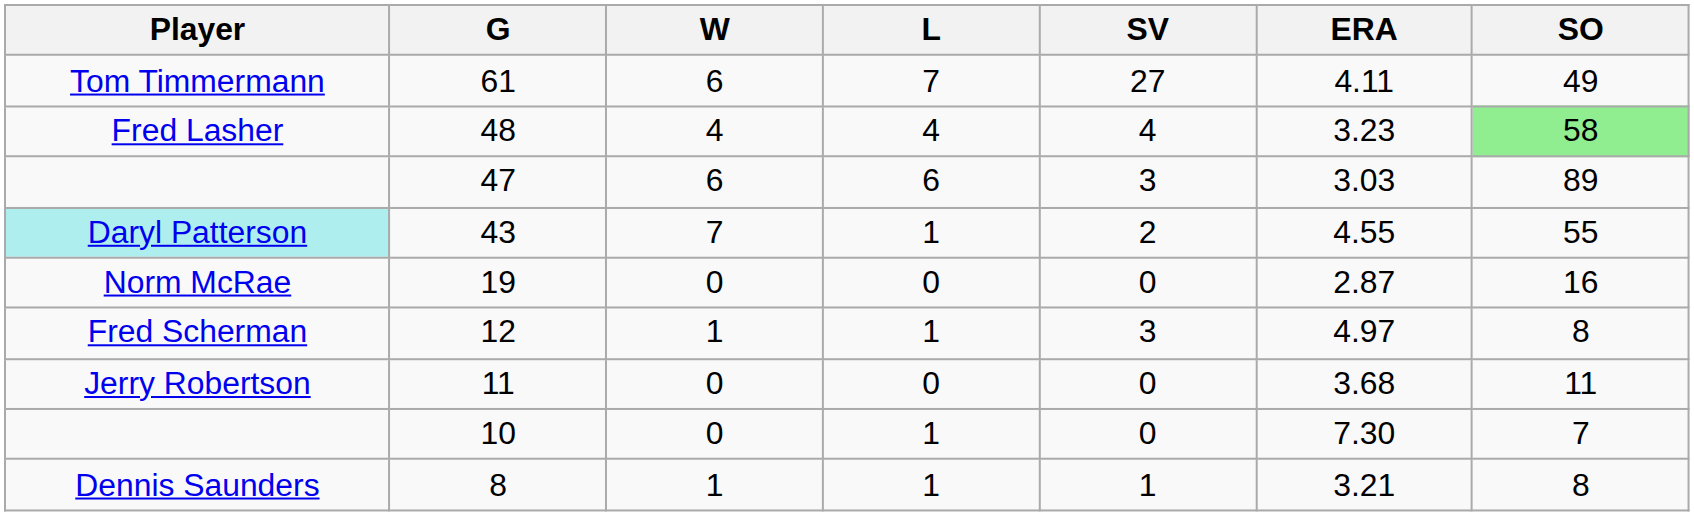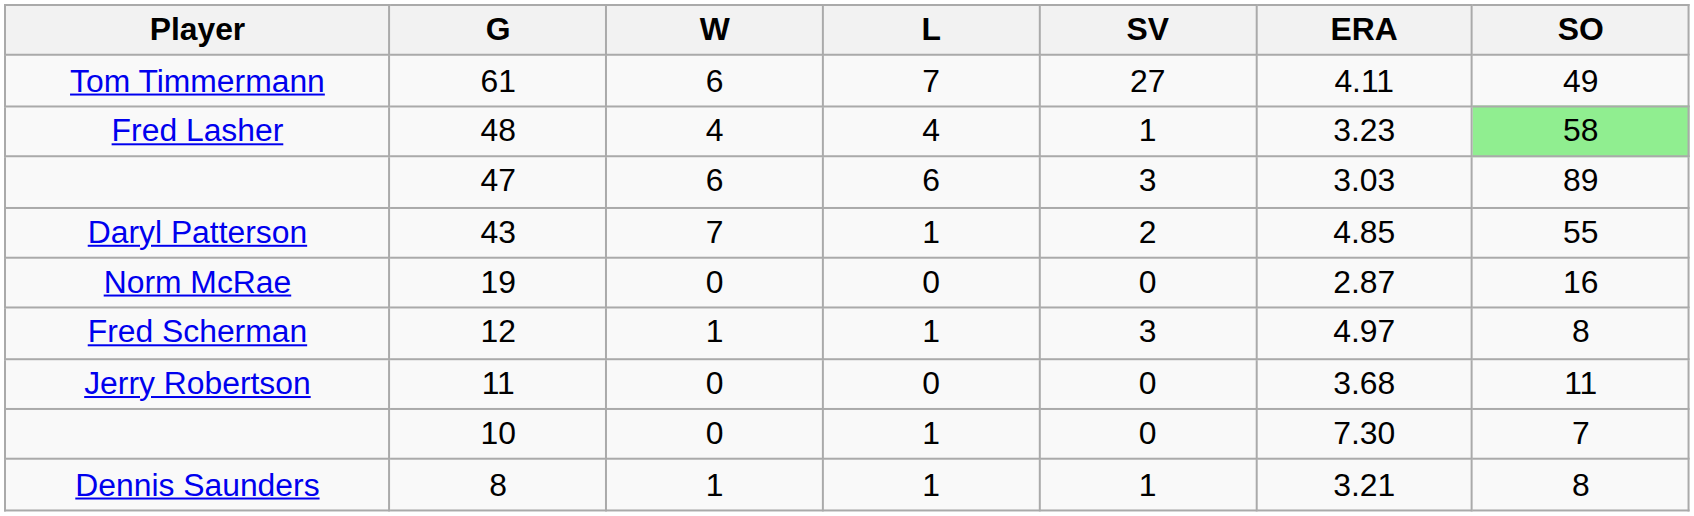(1148, 130) 4 -> (1148, 130) 1
(197, 231) paleturquoise background -> (197, 231) no background
(1364, 231) 4.55 -> (1364, 231) 4.85
